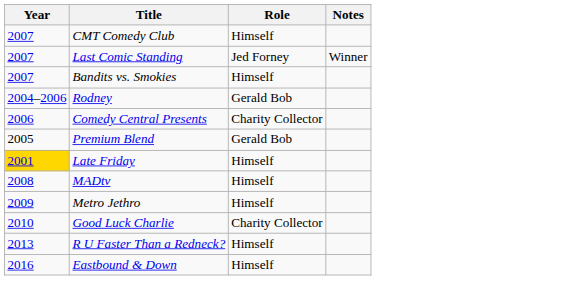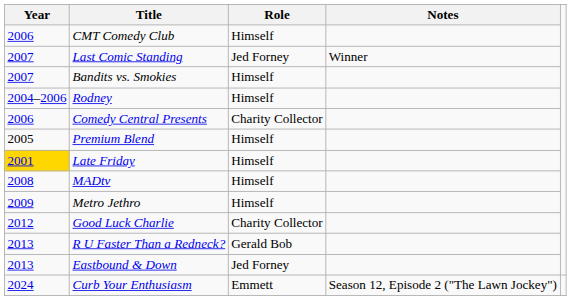(21, 35) 2007 -> (21, 35) 2006
(262, 98) Gerald Bob -> (252, 98) Himself
(262, 139) Gerald Bob -> (252, 139) Himself
(21, 222) 2010 -> (21, 222) 2012
(252, 243) Himself -> (262, 243) Gerald Bob
(21, 264) 2016 -> (21, 264) 2013
(252, 264) Himself -> (260, 264) Jed Forney
+ row: (132, 285)
